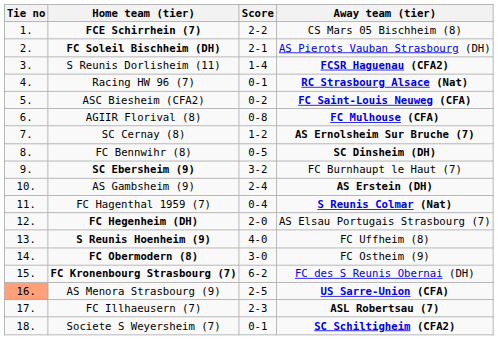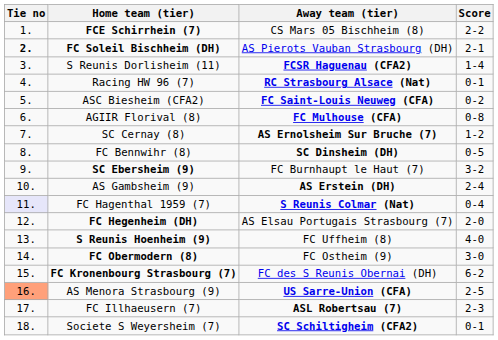columns swapped: (258, 13) <-> (385, 13)
(26, 48) normal -> (26, 48) bold
(26, 204) no background -> (26, 204) lavender background
